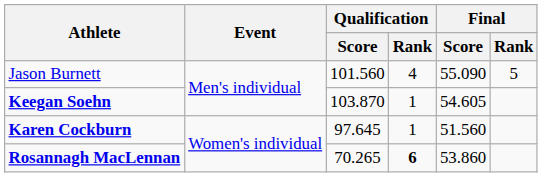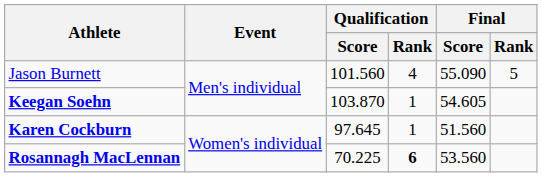(357, 157) 70.265 -> (357, 157) 70.225
(463, 157) 53.860 -> (463, 157) 53.560
